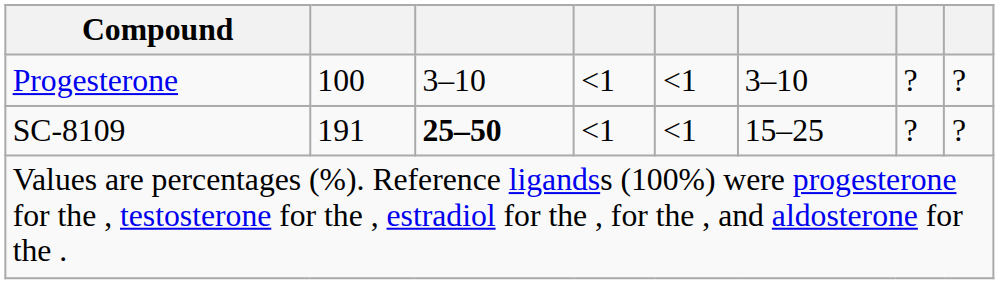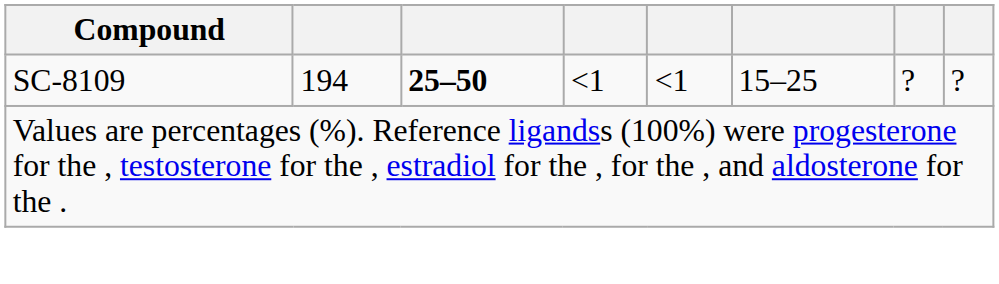- row: (95, 79)
(341, 130) 191 -> (324, 79) 194
